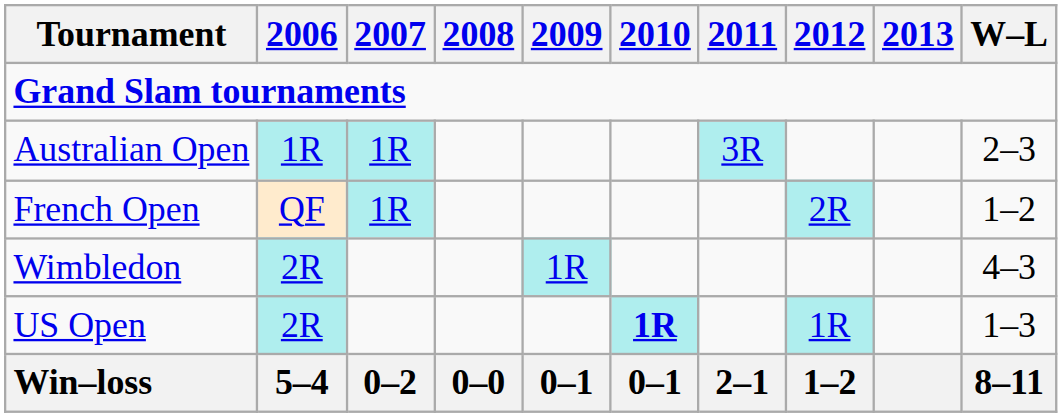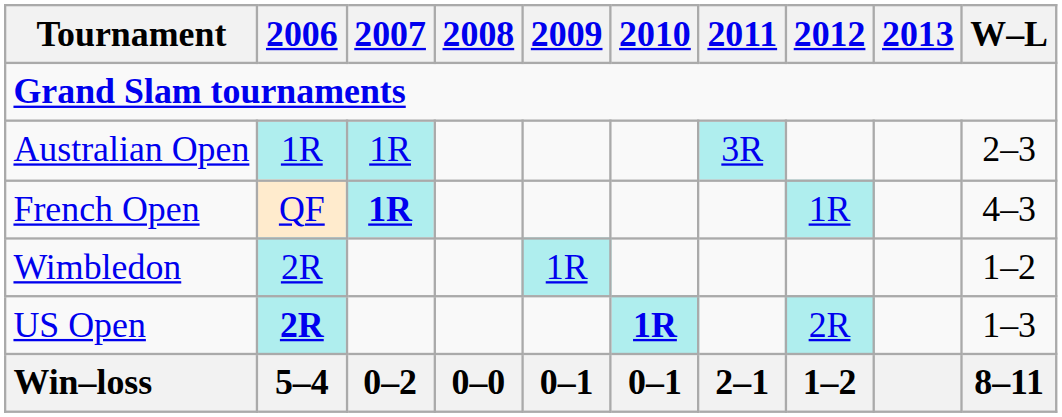(390, 207) normal -> (390, 207) bold
(830, 207) 2R -> (830, 207) 1R
(1009, 207) 1–2 -> (1009, 207) 4–3
(1009, 265) 4–3 -> (1009, 265) 1–2
(302, 324) normal -> (302, 324) bold
(830, 324) 1R -> (830, 324) 2R
